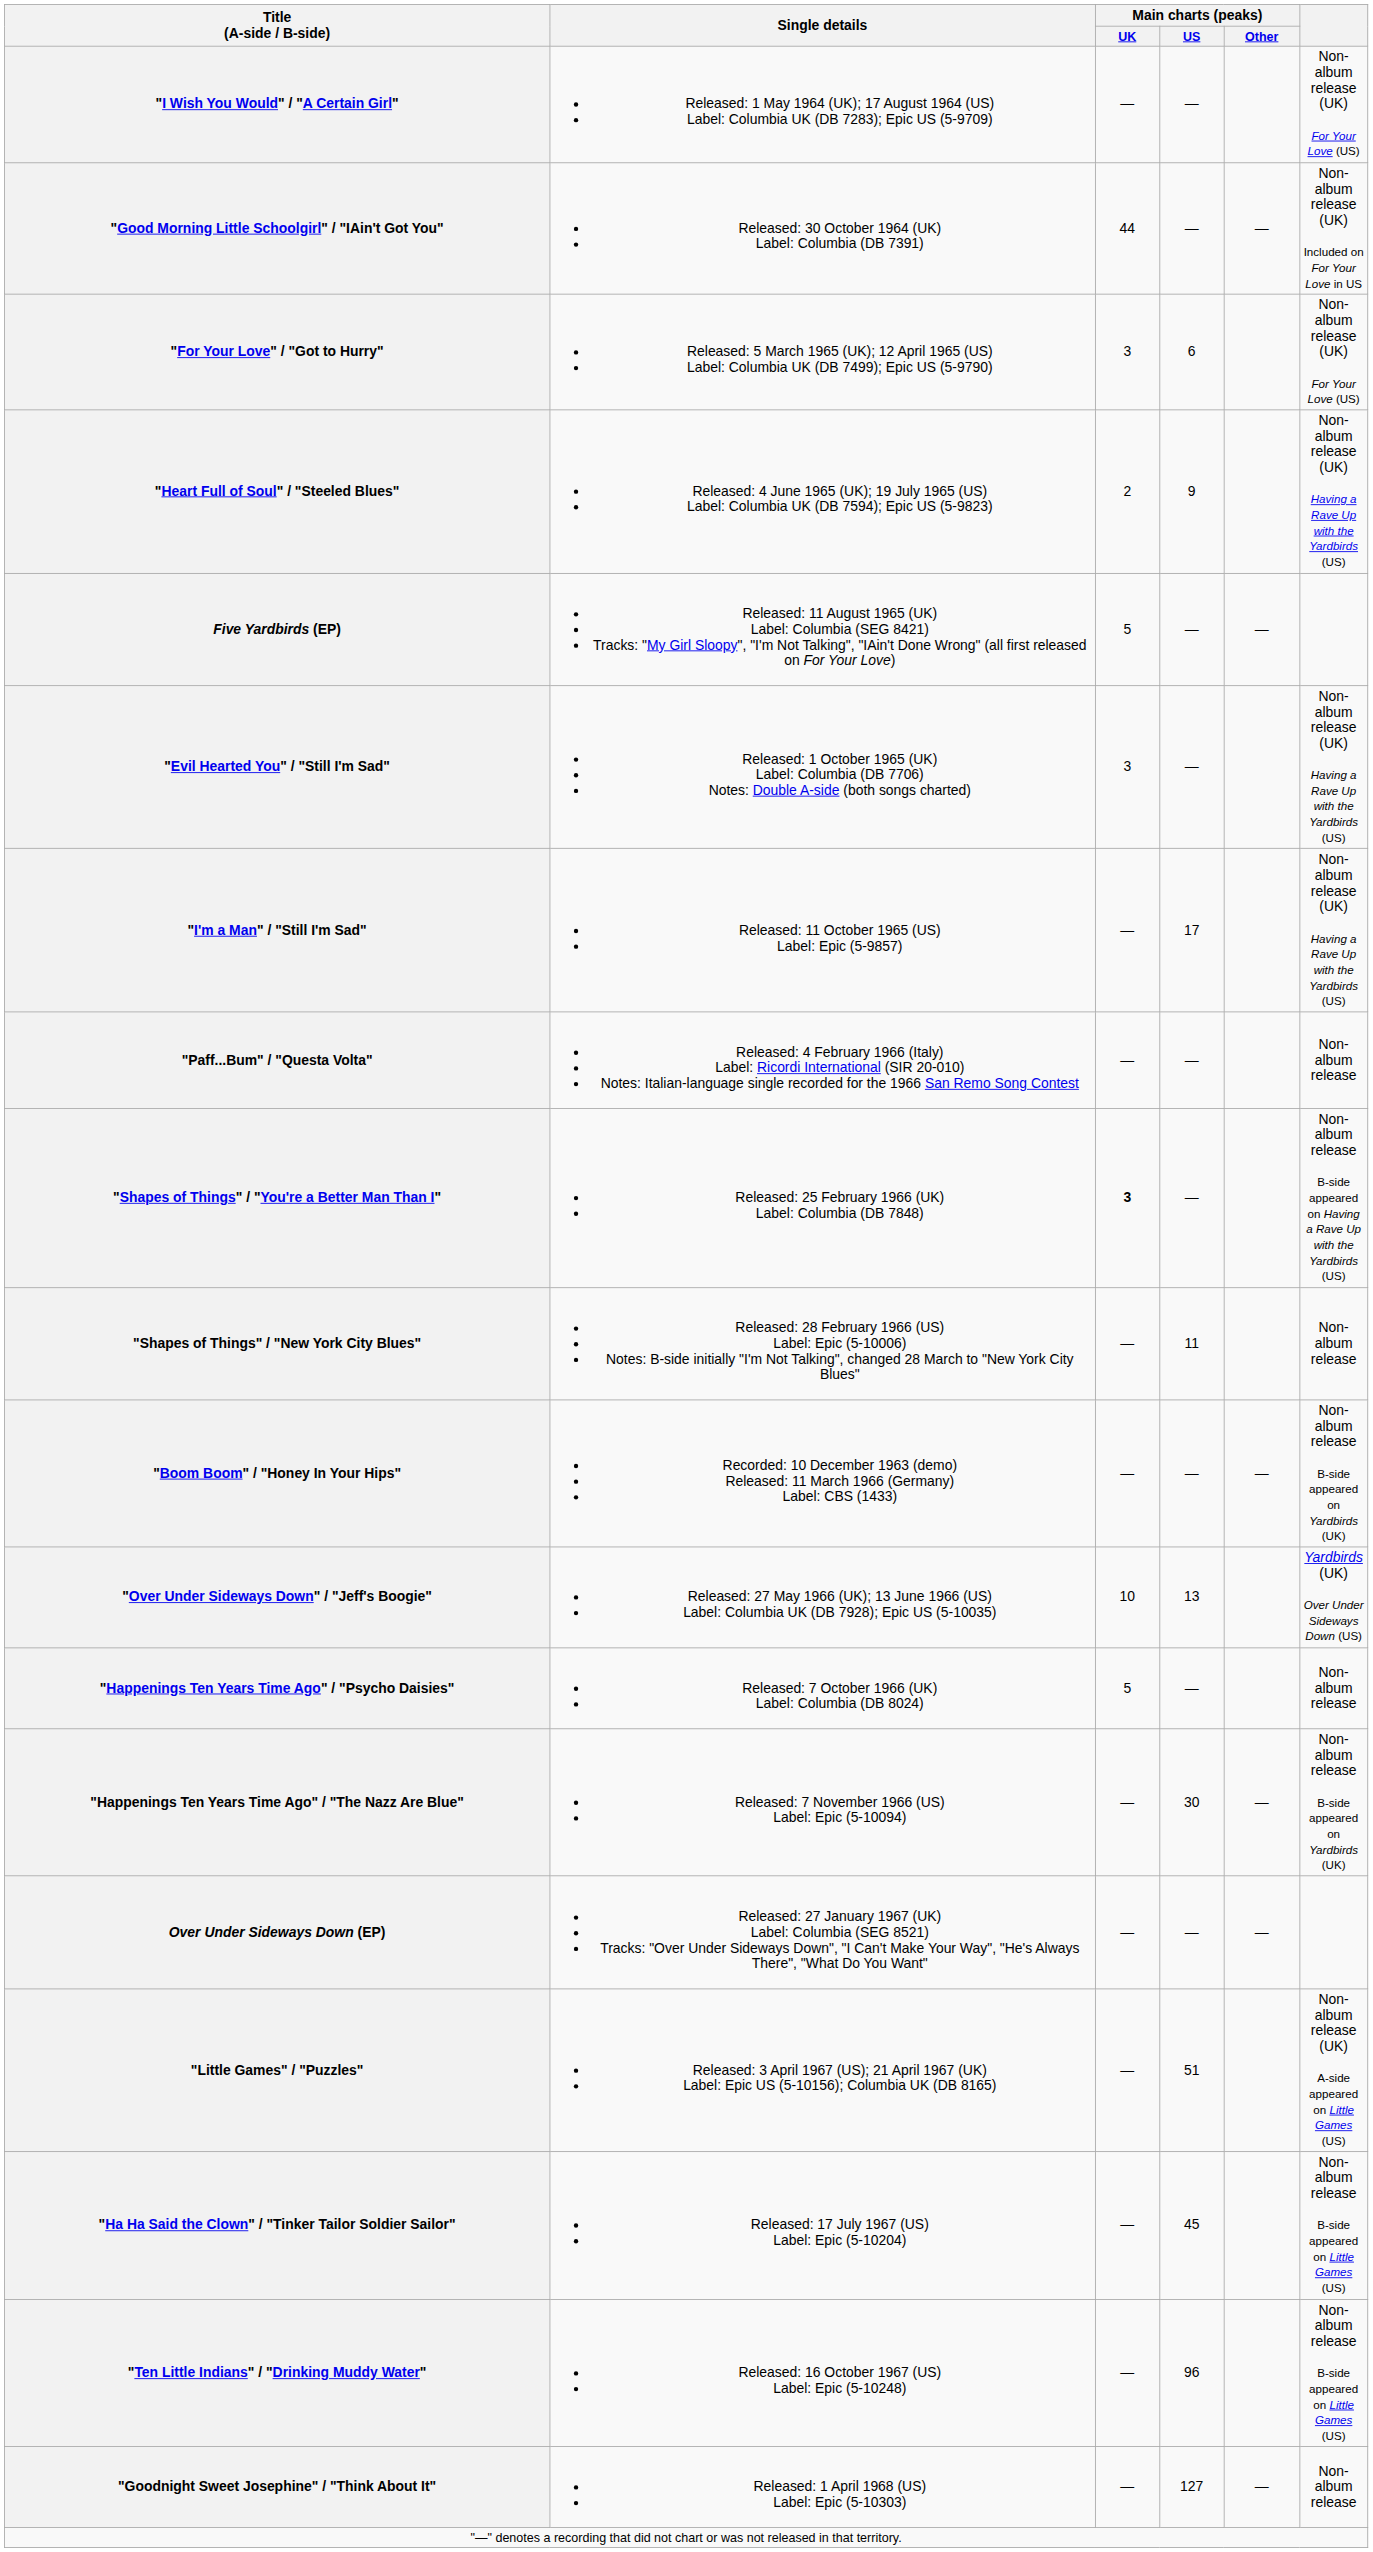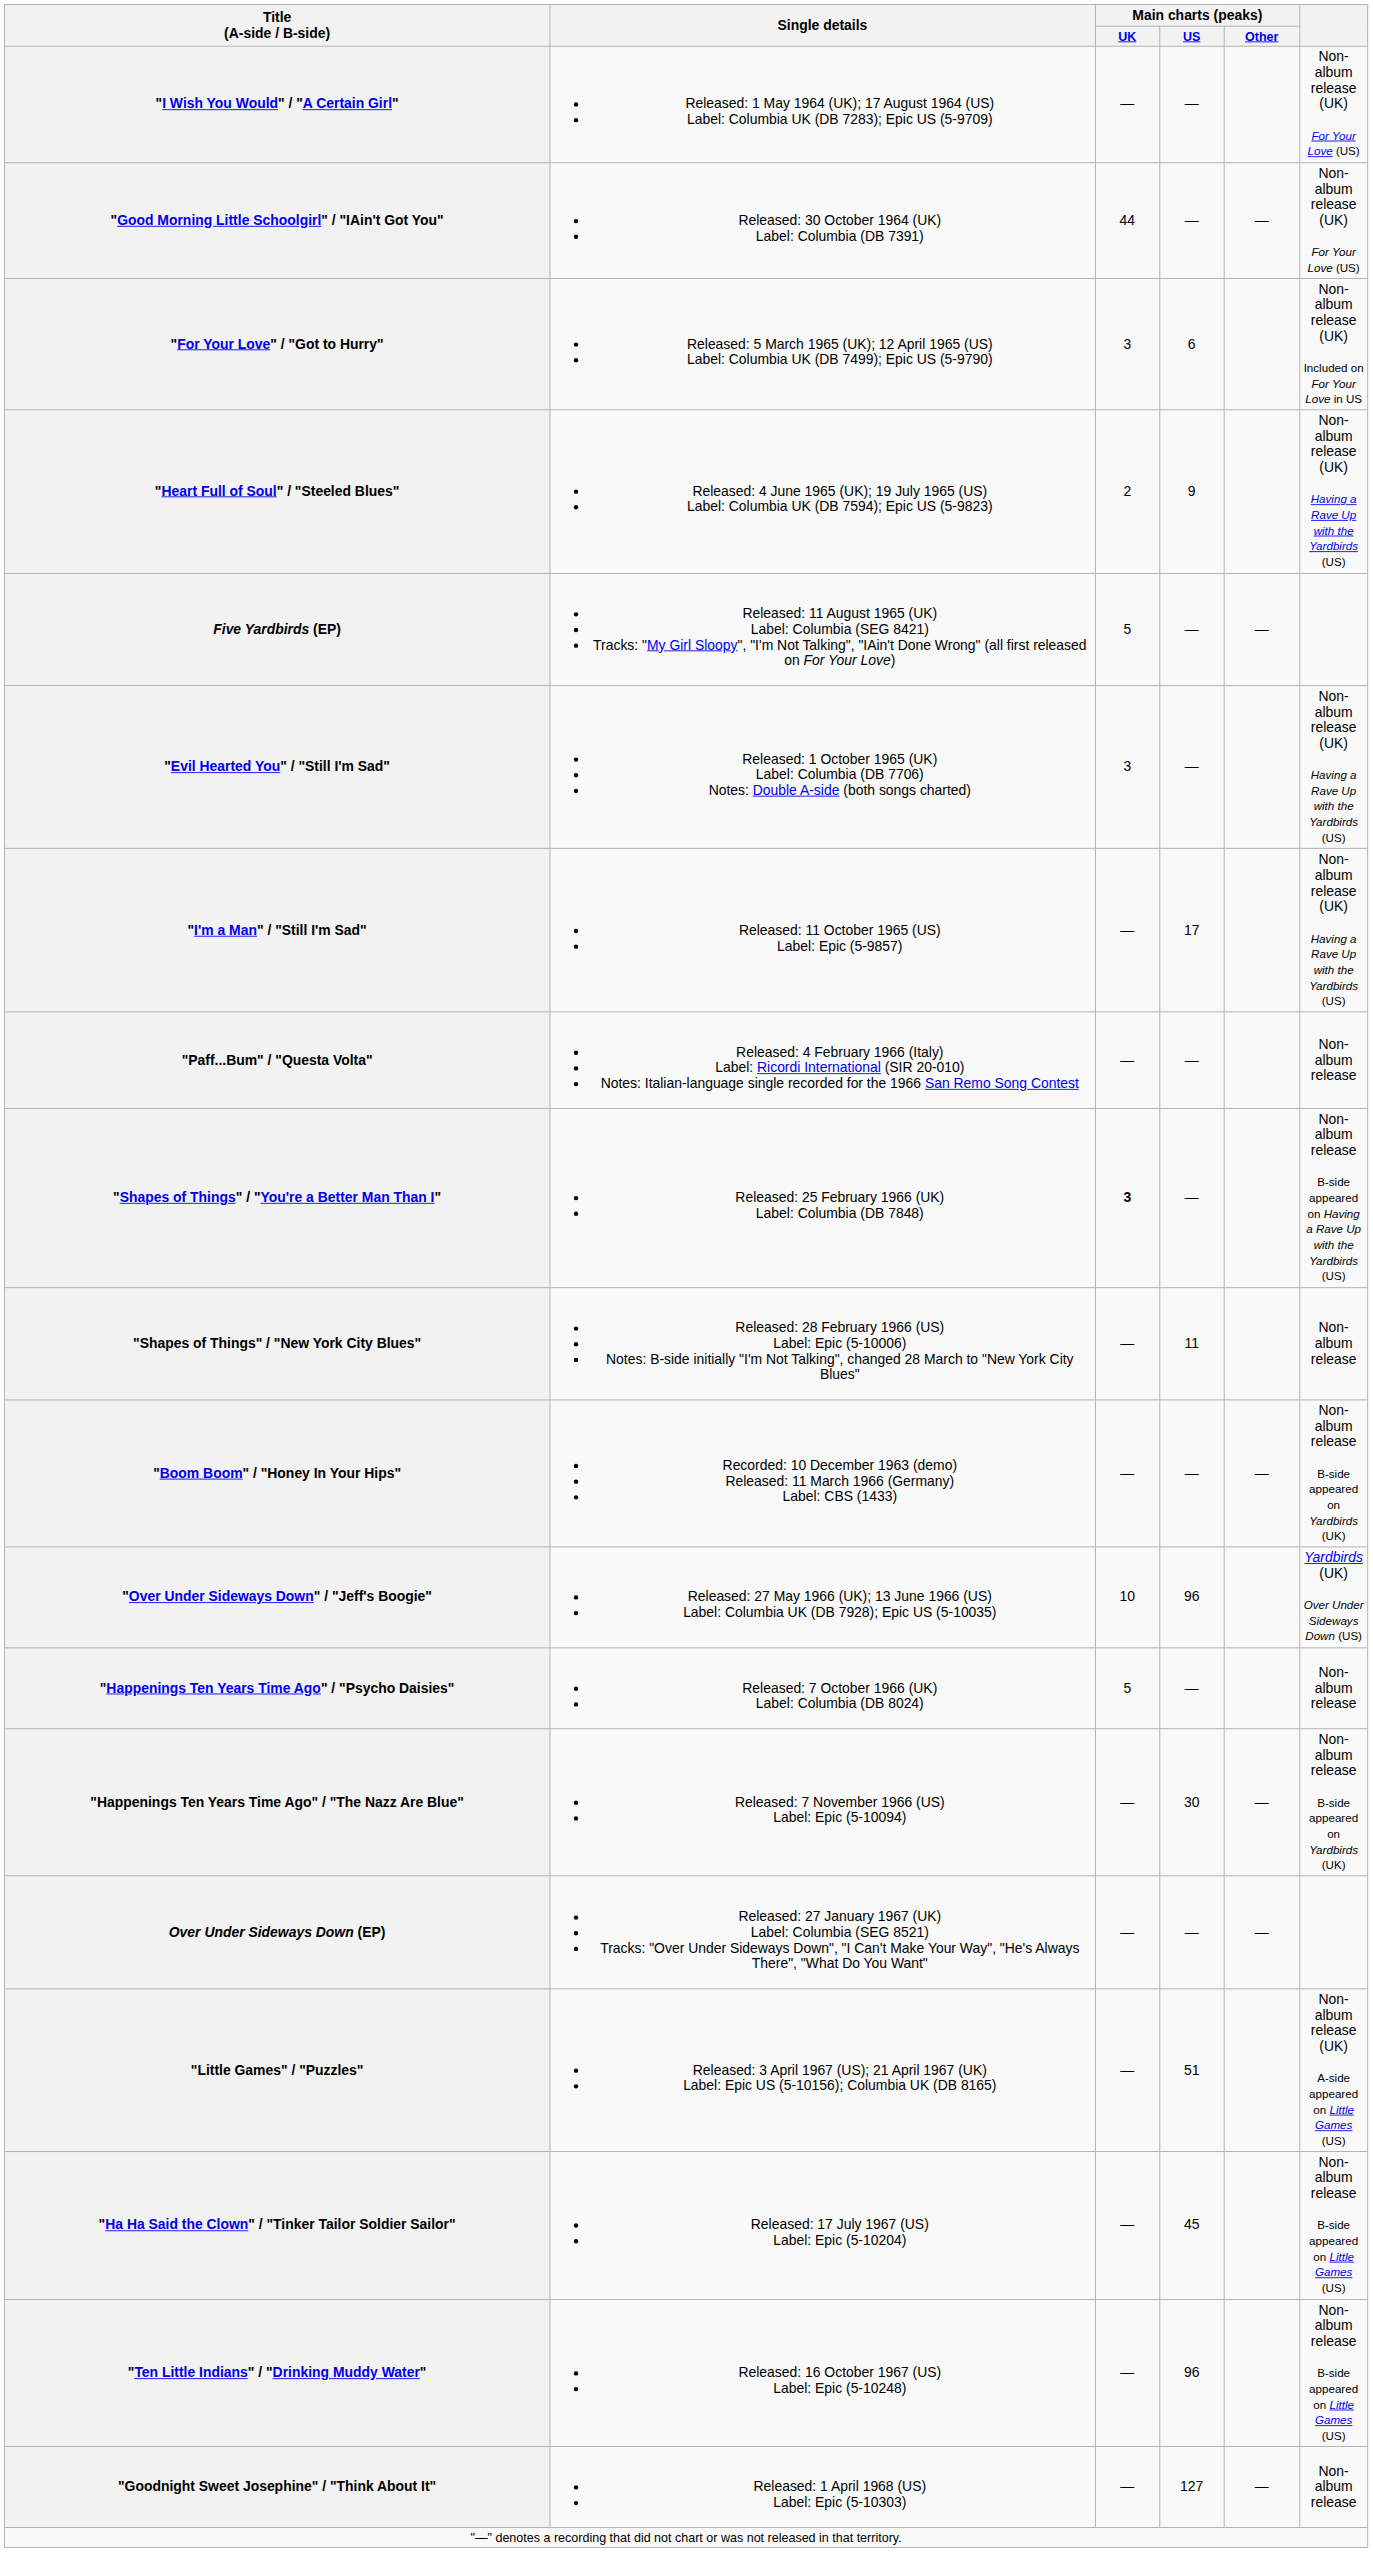(1334, 228) Non-album release (UK) Included on For Your Love in US -> (1334, 220) Non-album release (UK) For Your Love (US)
(1334, 352) Non-album release (UK) For Your Love (US) -> (1334, 344) Non-album release (UK) Included on For Your Love in US
(1192, 1597) 13 -> (1192, 1597) 96
